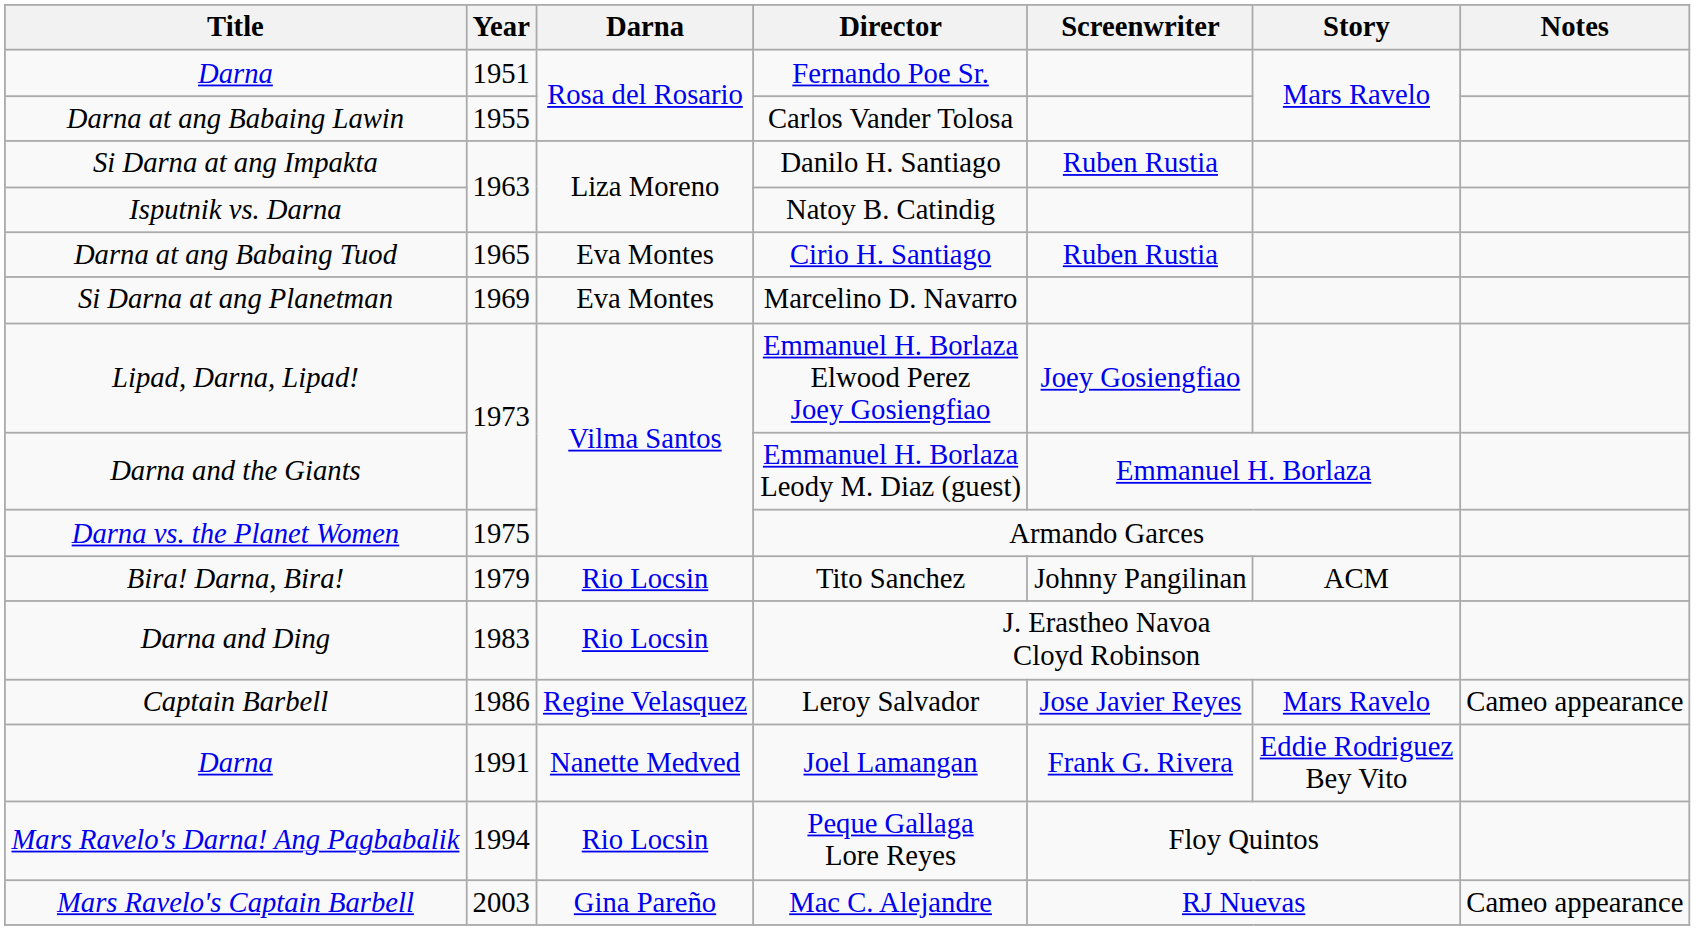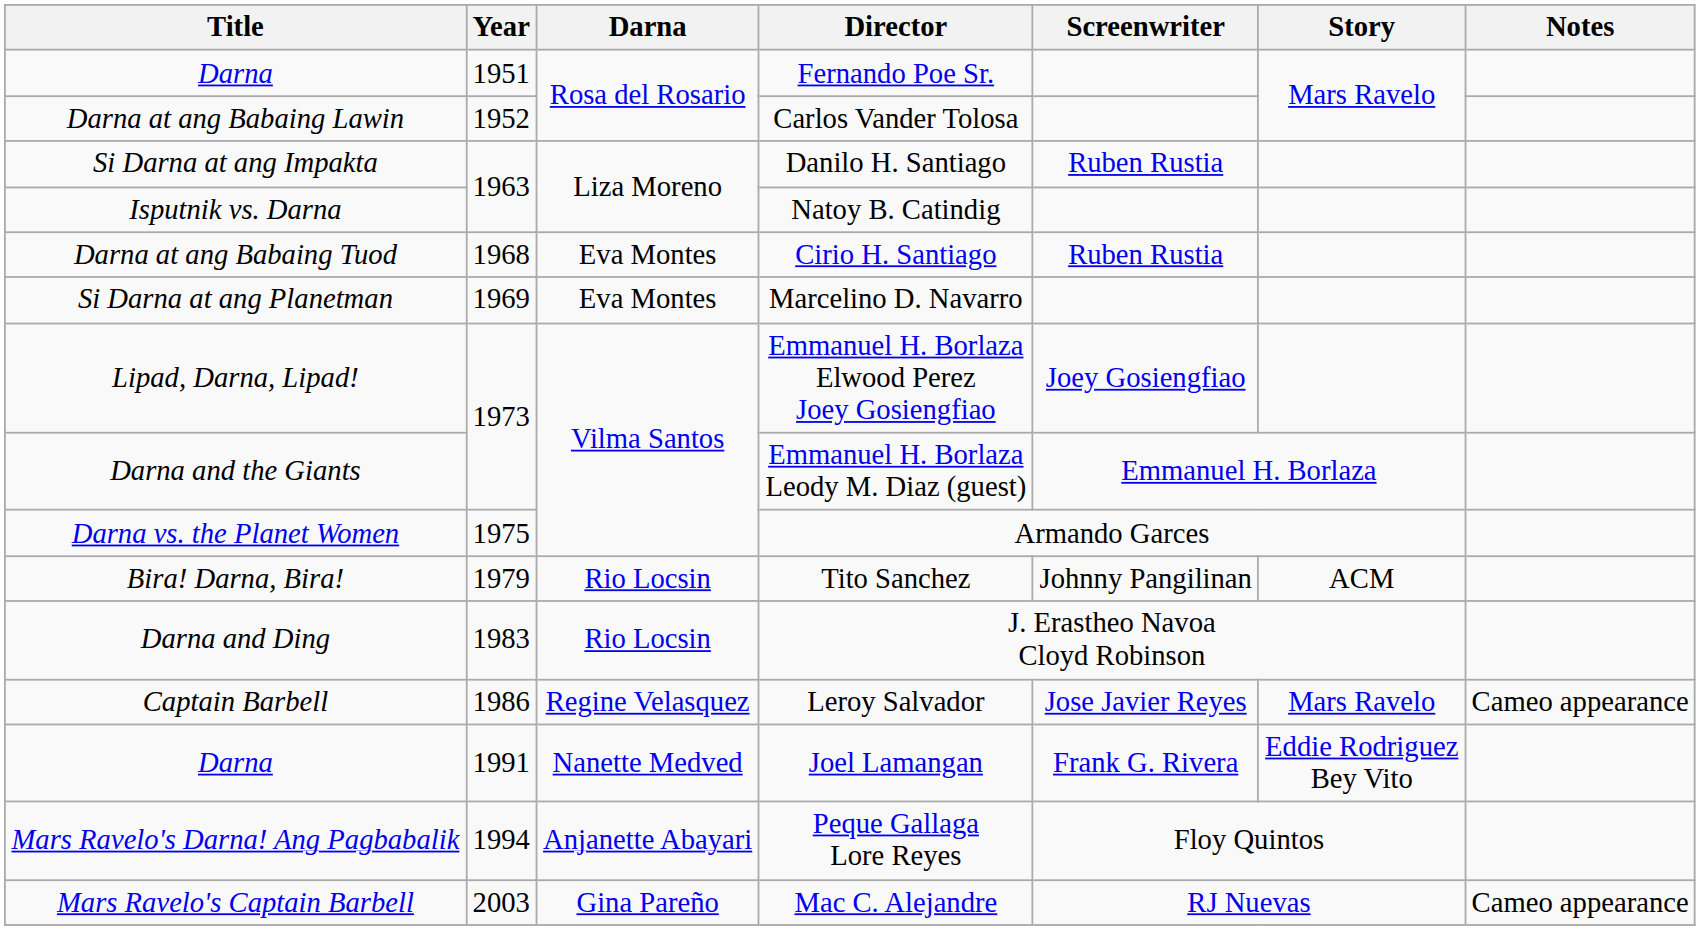(501, 118) 1955 -> (501, 118) 1952
(501, 254) 1965 -> (501, 254) 1968
(645, 840) Rio Locsin -> (648, 840) Anjanette Abayari
